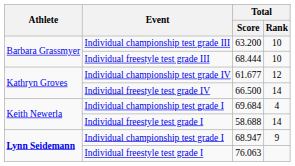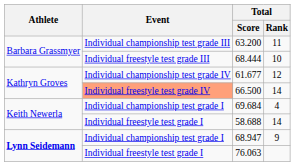(277, 44) 10 -> (277, 44) 11
(147, 91) no background -> (147, 91) lightsalmon background
